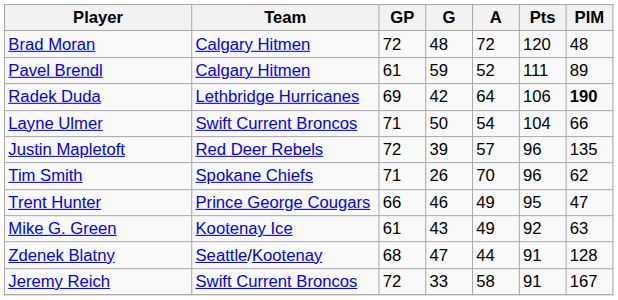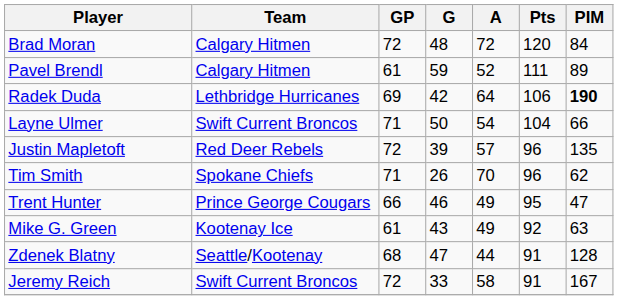(579, 44) 48 -> (579, 44) 84
